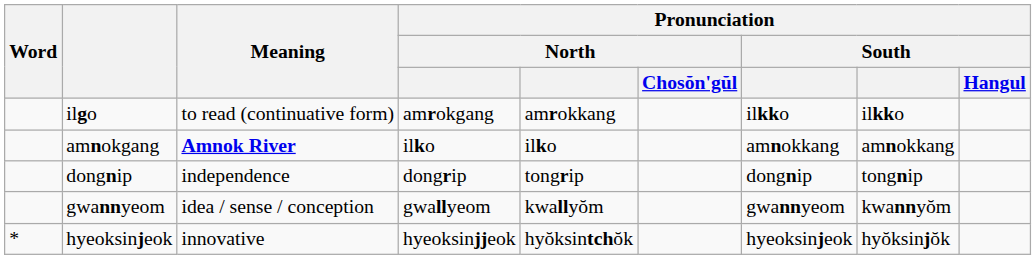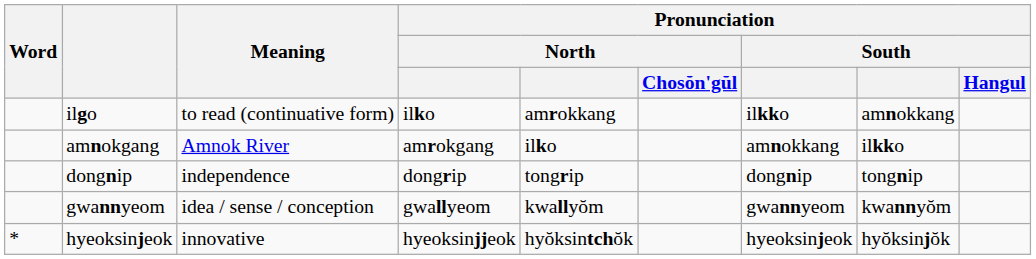(448, 113) amrokgang -> (419, 113) ilko
(883, 113) ilkko -> (908, 113) amnokkang
(239, 144) bold -> (235, 144) normal
(419, 144) ilko -> (448, 144) amrokgang
(908, 144) amnokkang -> (883, 144) ilkko
